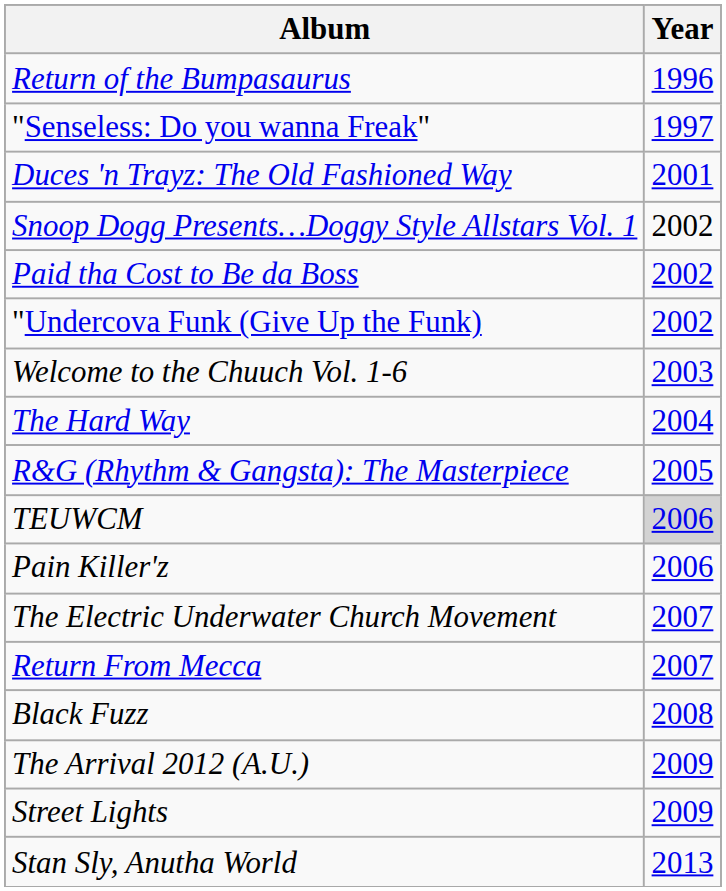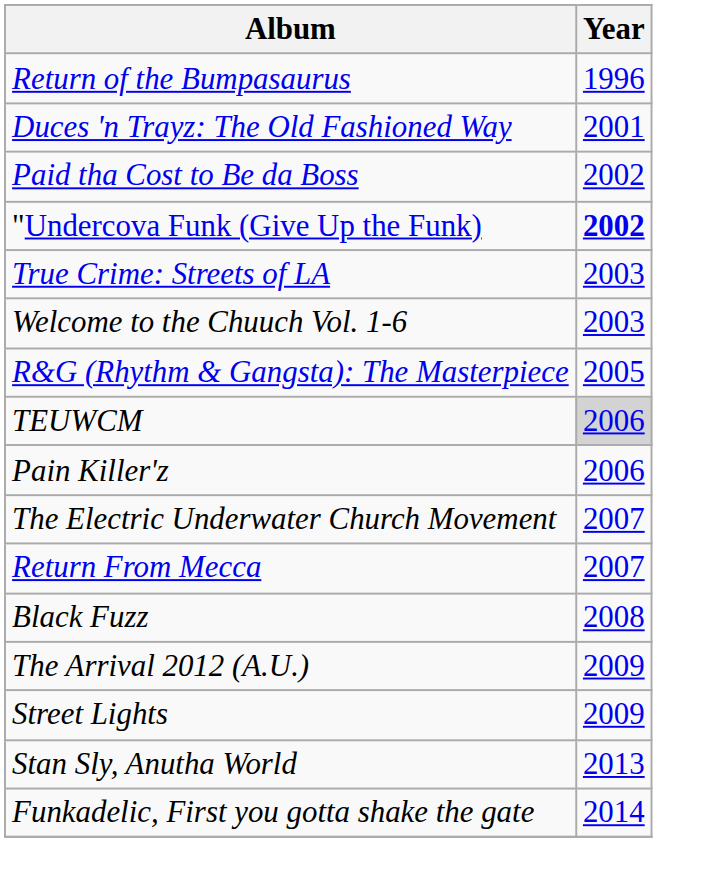- row: (221, 126)
- row: (325, 224)
(682, 322) normal -> (614, 224) bold
+ row: (171, 273)
- row: (101, 420)
+ row: (273, 812)
